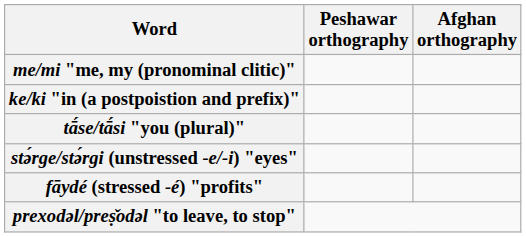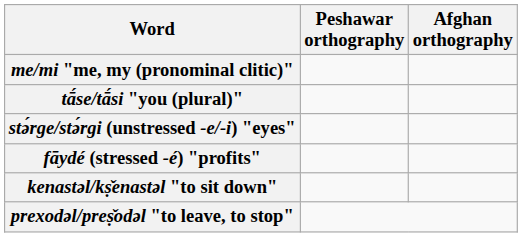- row: (154, 98)
+ row: (152, 187)
